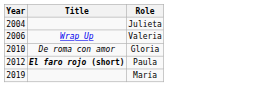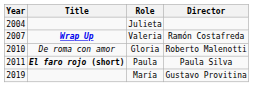+ column: (206, 11)
(16, 37) 2006 -> (16, 37) 2007
(77, 37) normal -> (77, 37) bold
(16, 62) 2012 -> (16, 62) 2011
